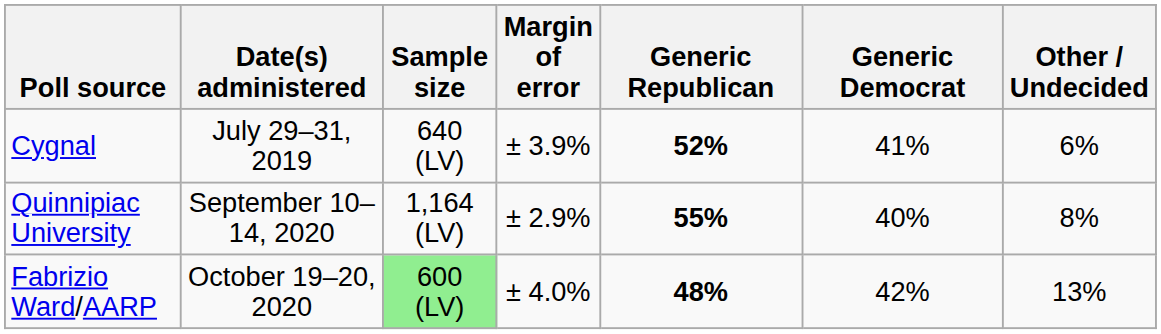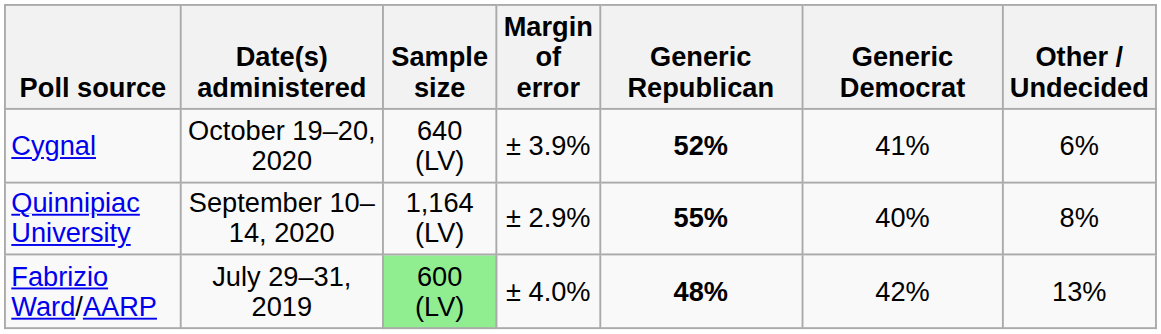(282, 145) July 29–31, 2019 -> (282, 145) October 19–20, 2020
(282, 292) October 19–20, 2020 -> (282, 292) July 29–31, 2019
